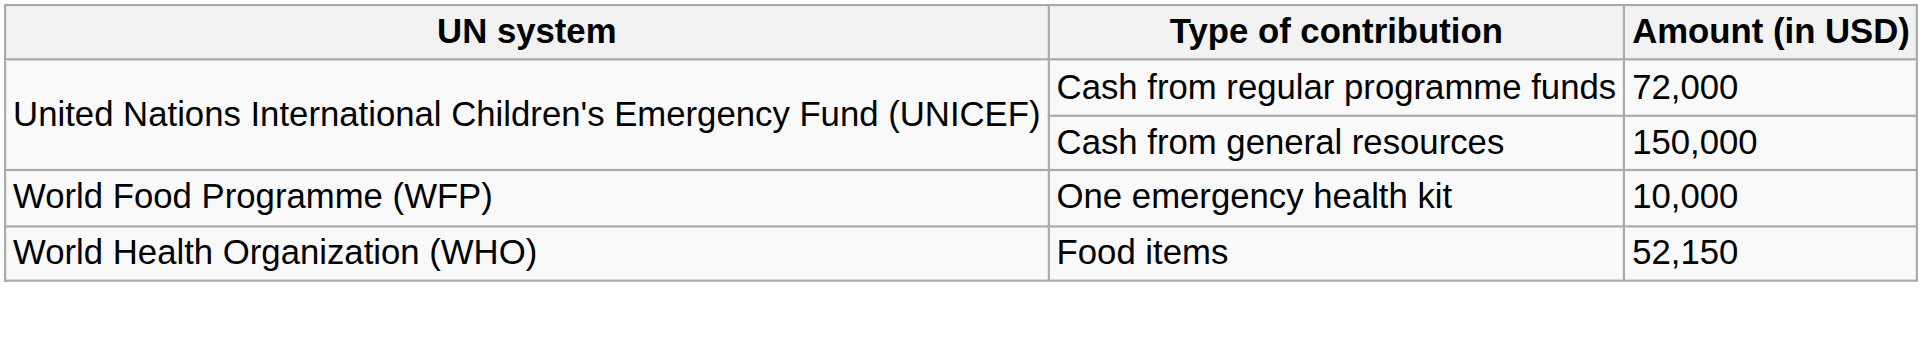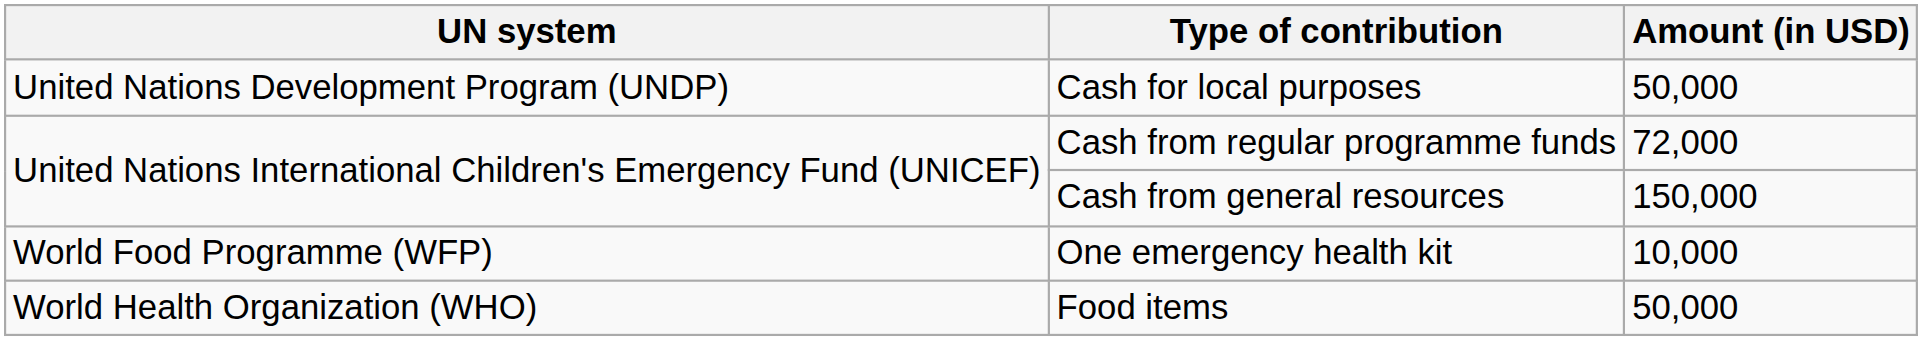+ row: (1239, 87)
(1685, 252) 52,150 -> (1685, 307) 50,000
